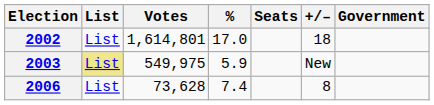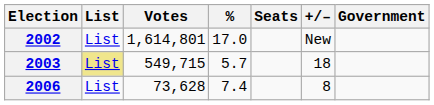(322, 40) 18 -> (318, 40) New
(175, 64) 549,975 -> (175, 64) 549,715
(234, 64) 5.9 -> (234, 64) 5.7
(318, 64) New -> (322, 64) 18
